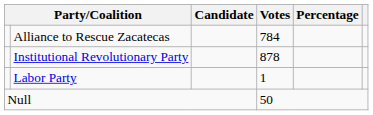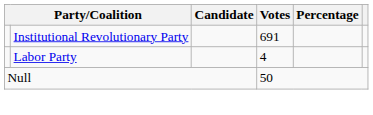- row: (92, 36)
(270, 57) 878 -> (270, 36) 691
(263, 78) 1 -> (263, 57) 4
